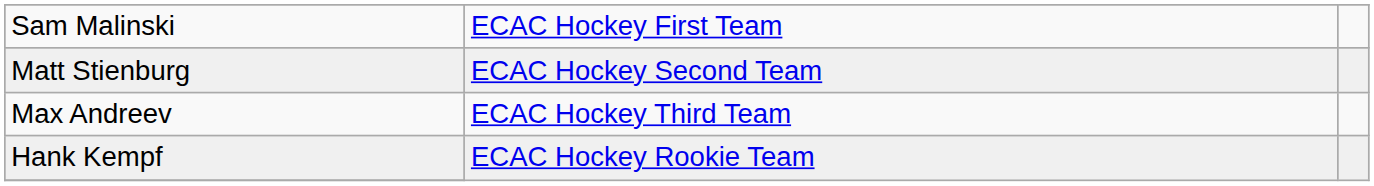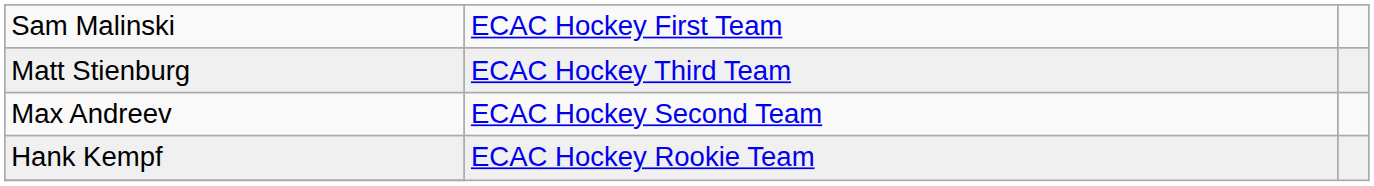(647, 69) ECAC Hockey Second Team -> (631, 69) ECAC Hockey Third Team
(631, 113) ECAC Hockey Third Team -> (647, 113) ECAC Hockey Second Team
